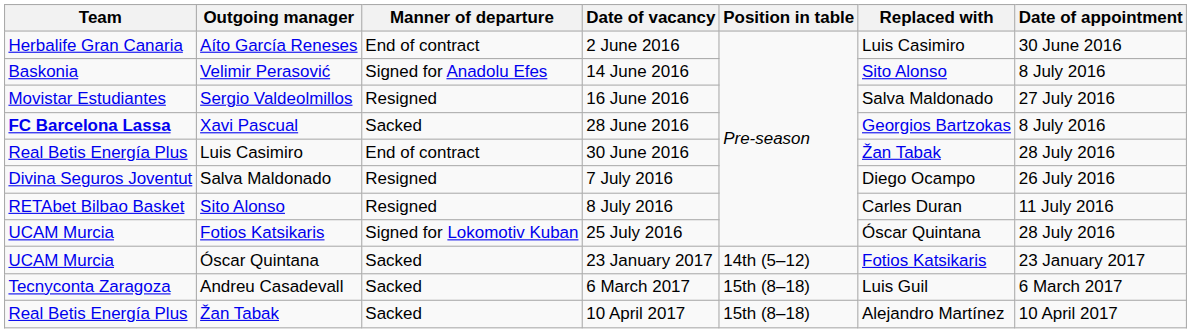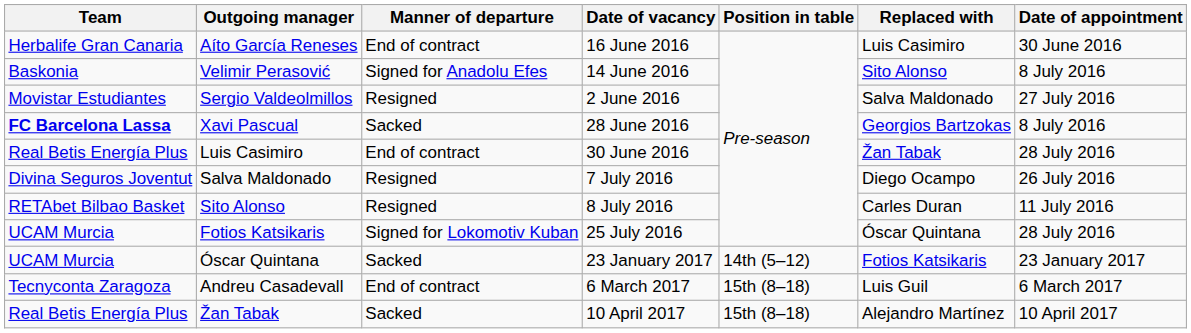(633, 44) 2 June 2016 -> (638, 44) 16 June 2016
(638, 98) 16 June 2016 -> (633, 98) 2 June 2016
(394, 286) Sacked -> (422, 286) End of contract
